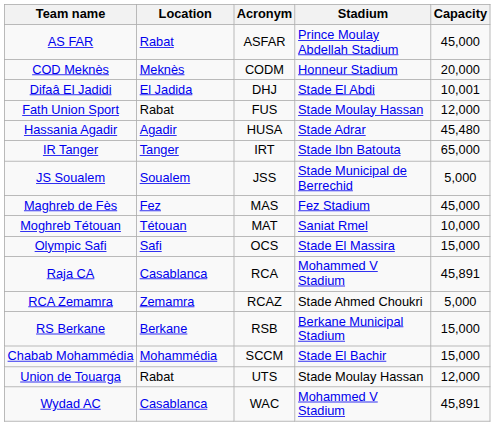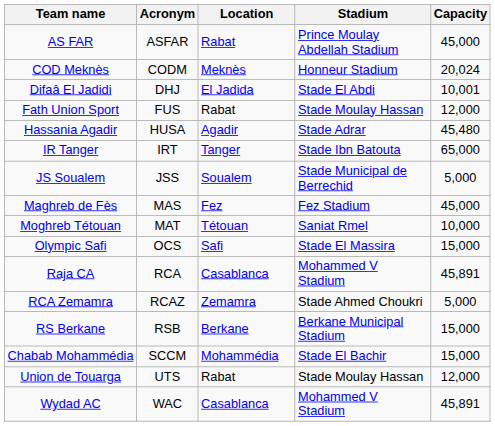columns swapped: (264, 14) <-> (185, 14)
(460, 69) 20,000 -> (460, 69) 20,024
